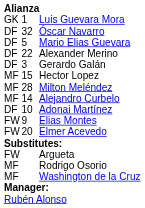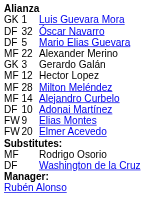(11, 53) DF -> (11, 53) MF
(11, 65) DF -> (11, 65) GK
(27, 76) 15 -> (27, 76) 12
- row: (57, 154)
(11, 177) MF -> (11, 165) DF
